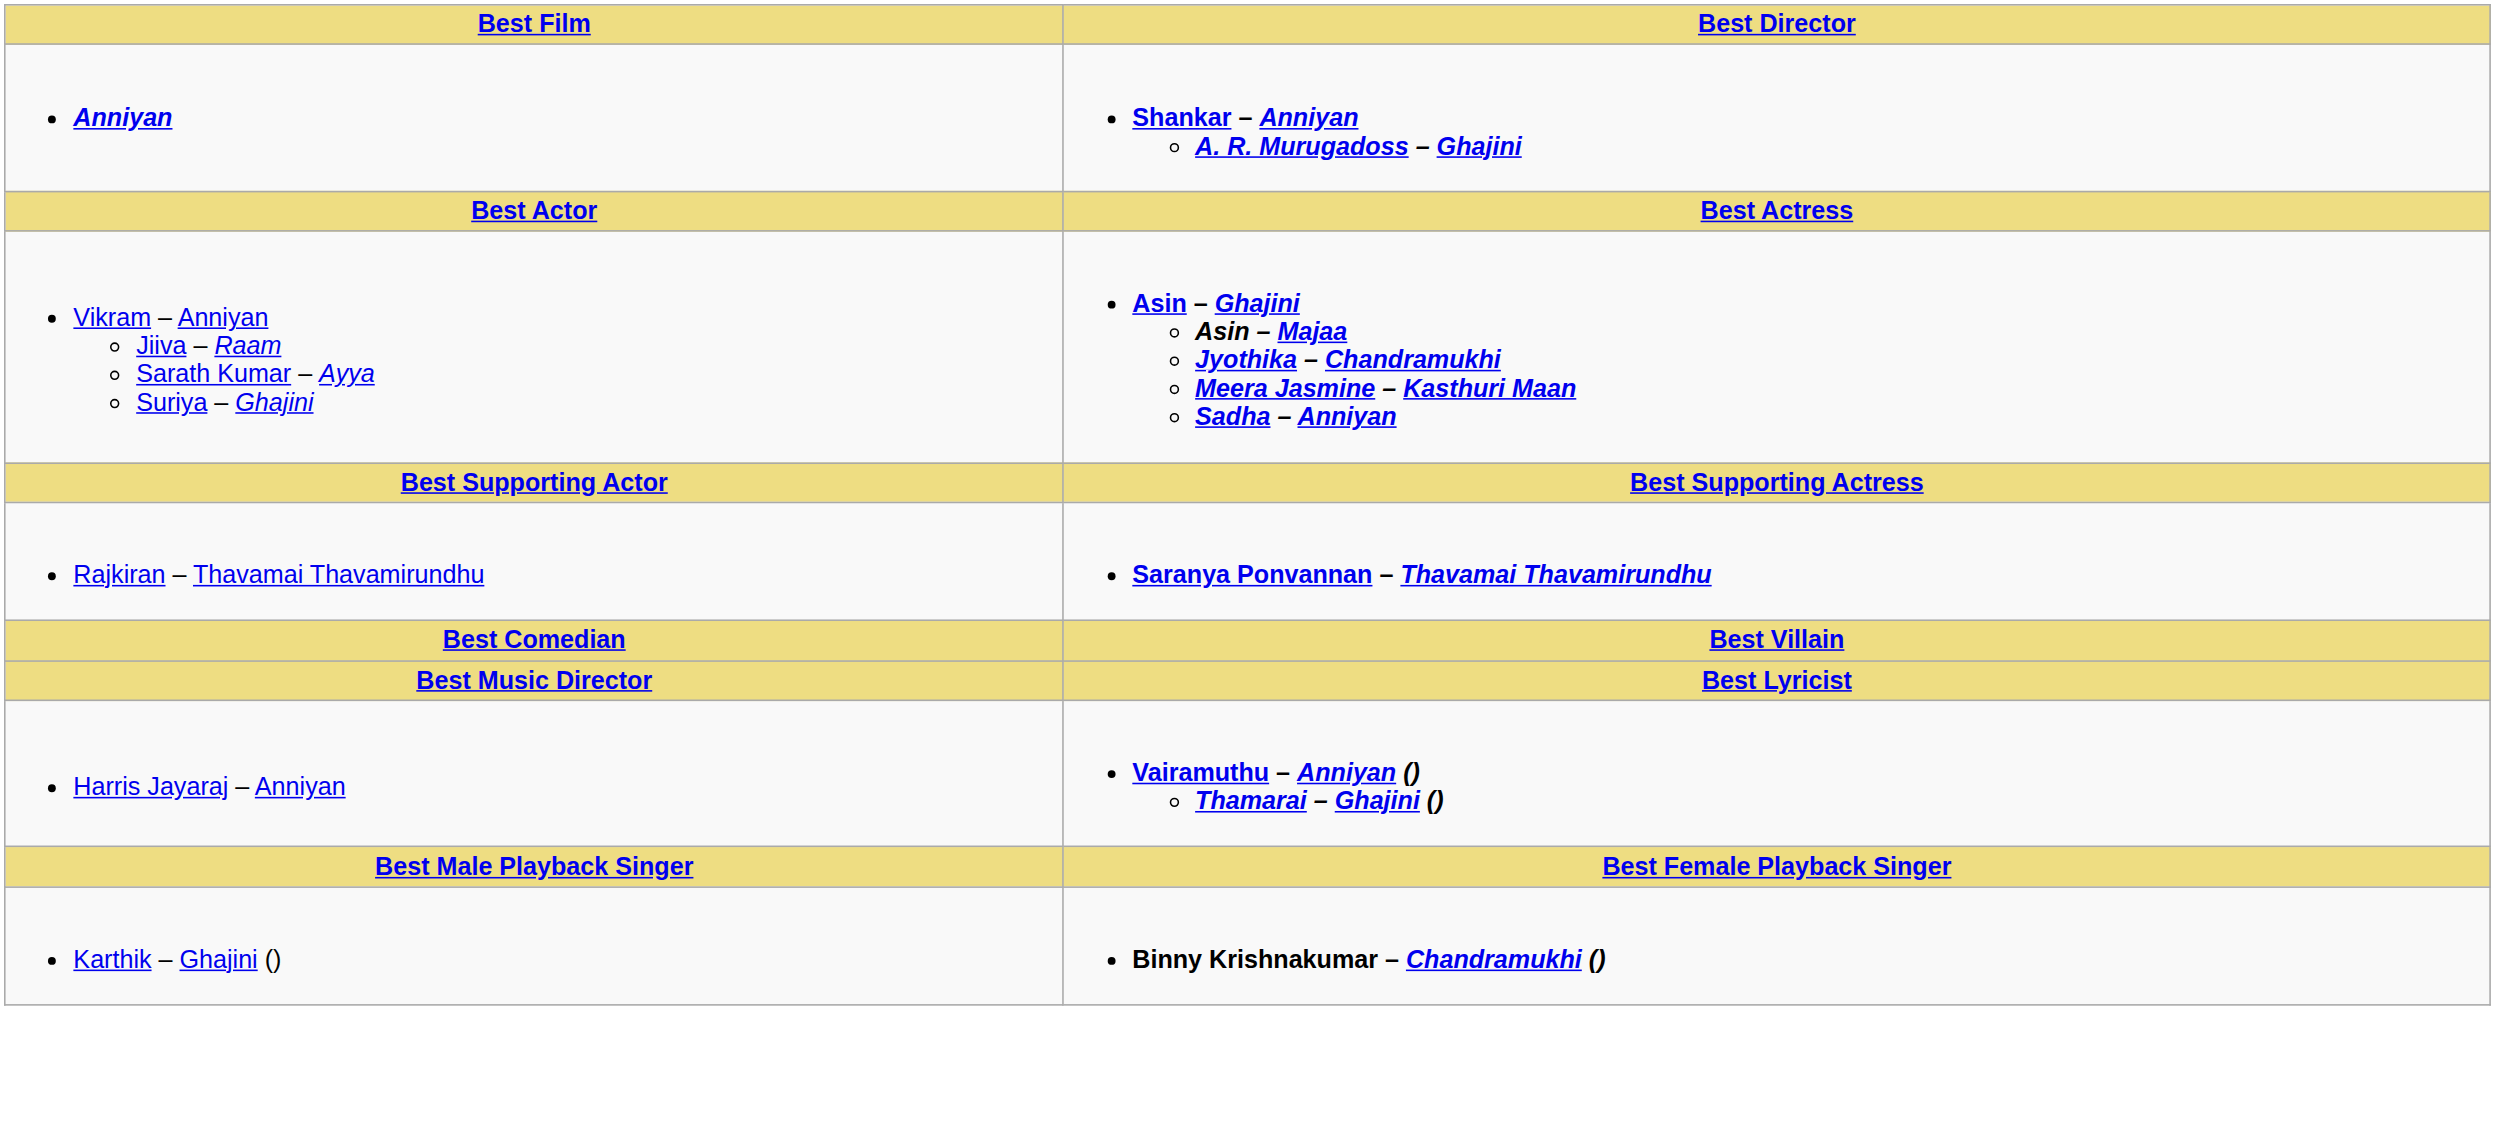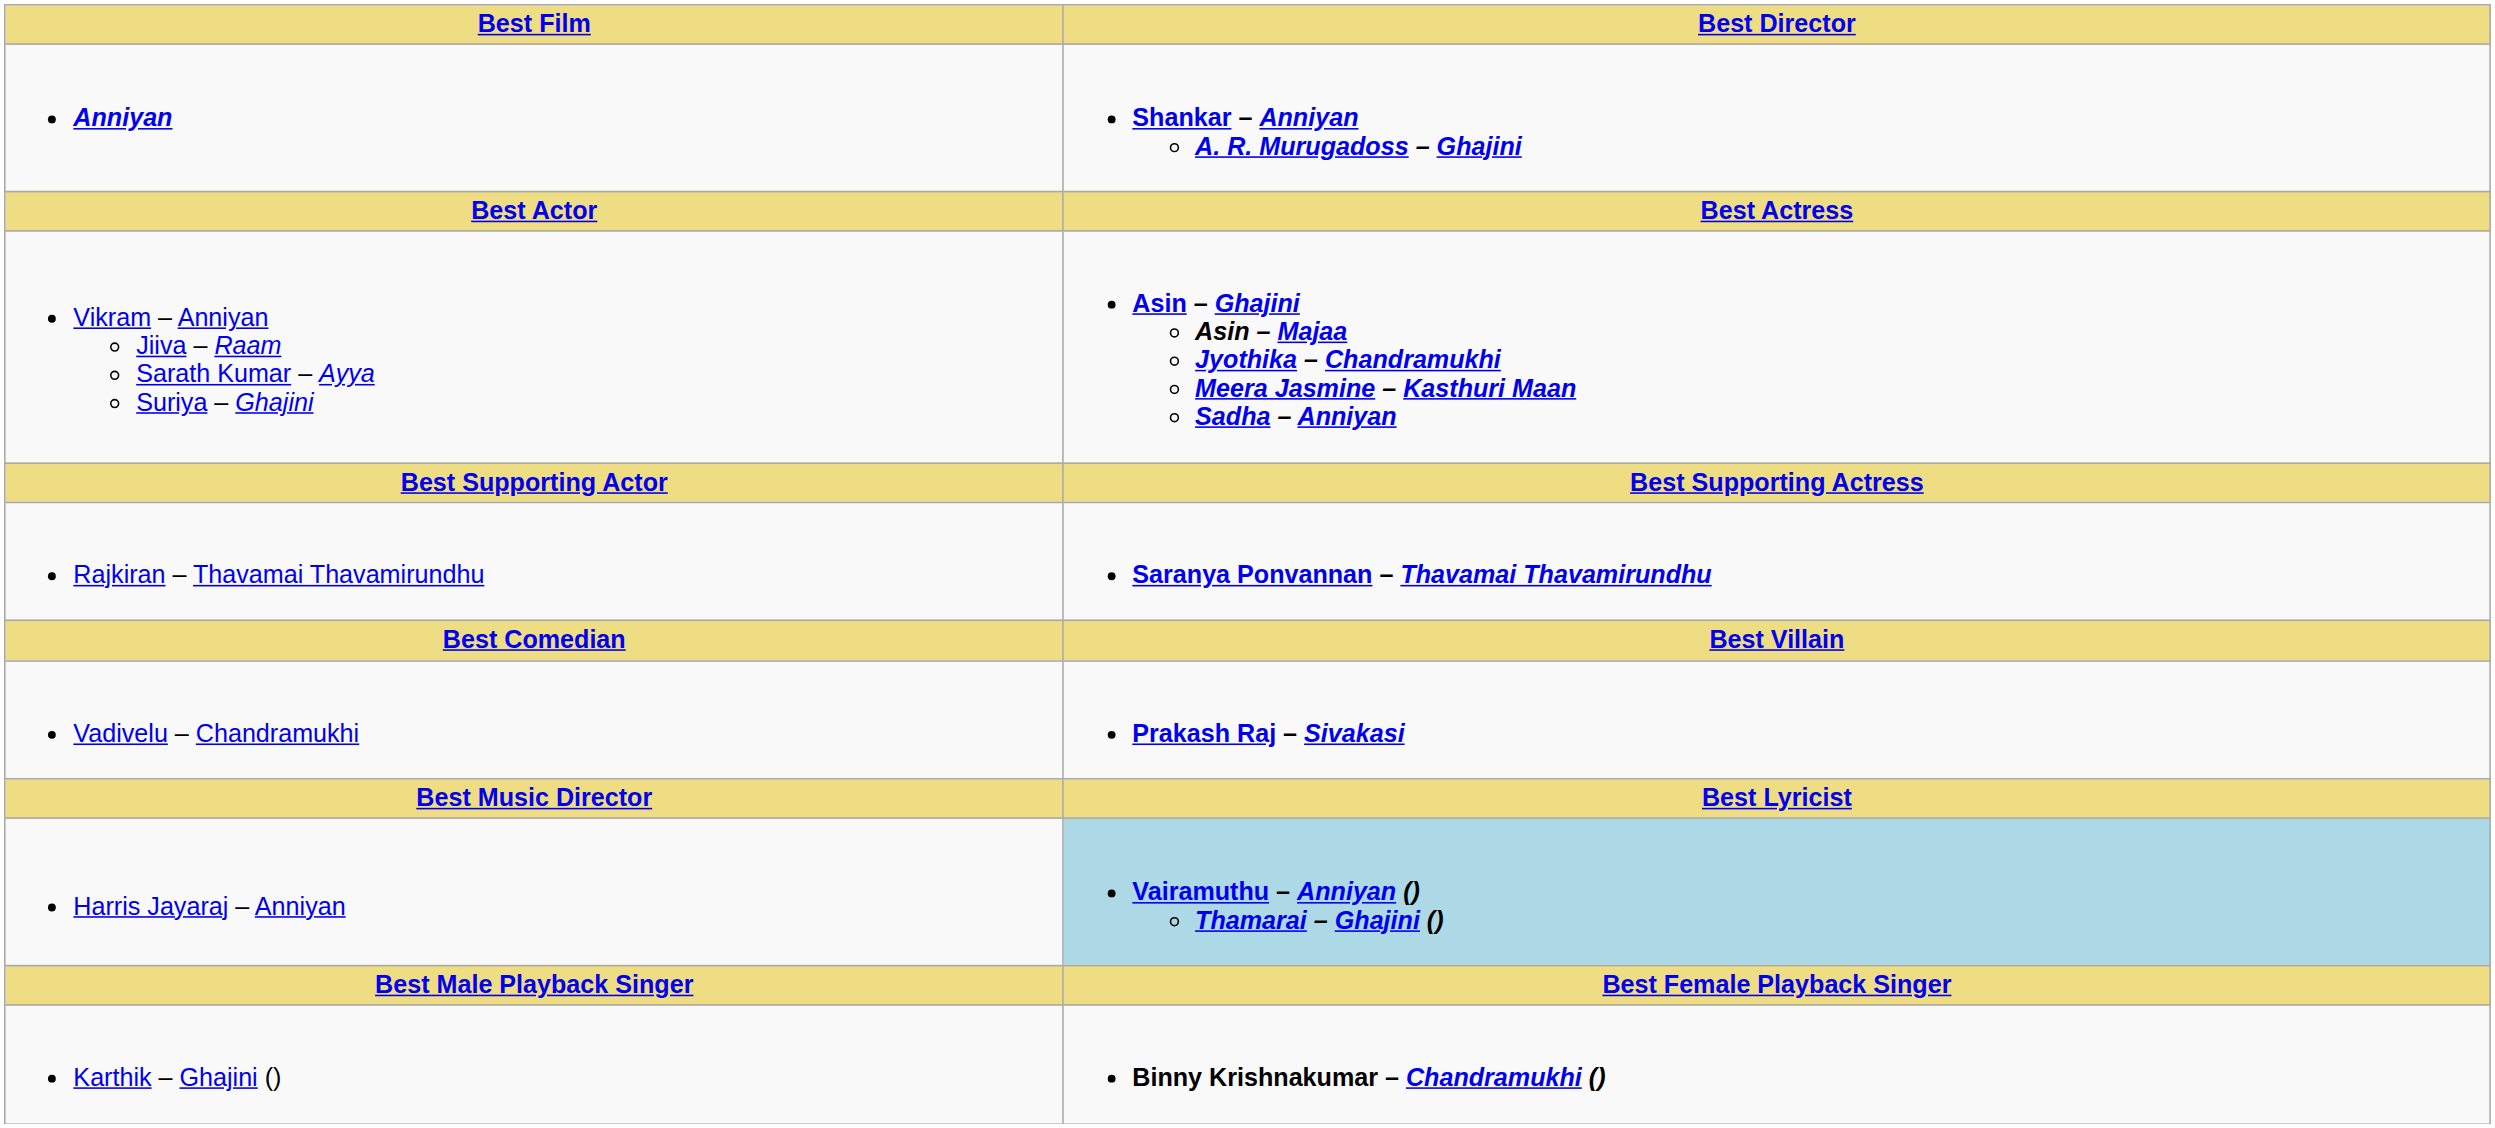+ row: (534, 734)
(1777, 788) no background -> (1777, 906) lightblue background
